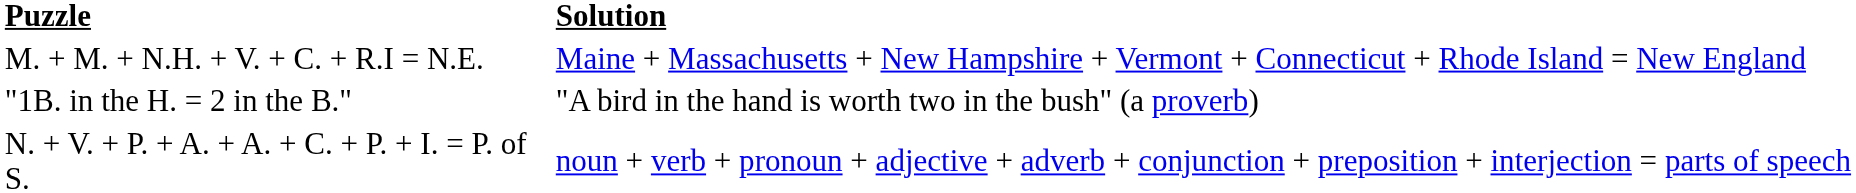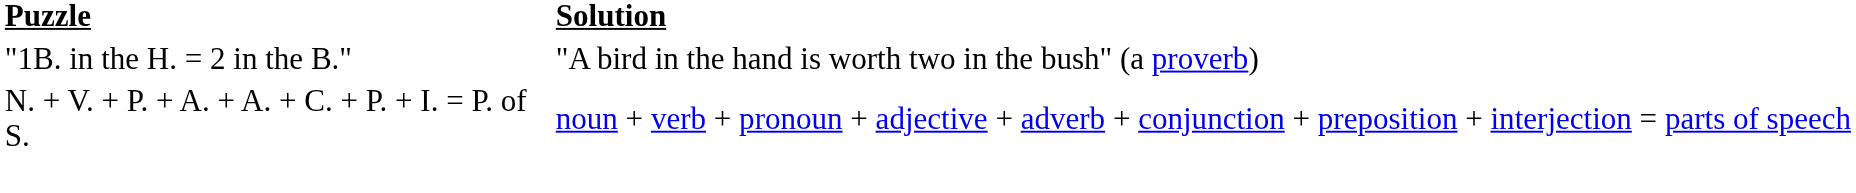- row: (244, 58)
